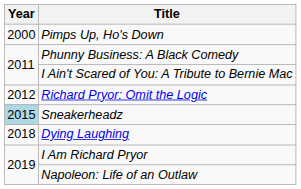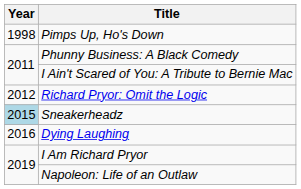(21, 34) 2000 -> (21, 34) 1998
(21, 134) 2018 -> (21, 134) 2016
